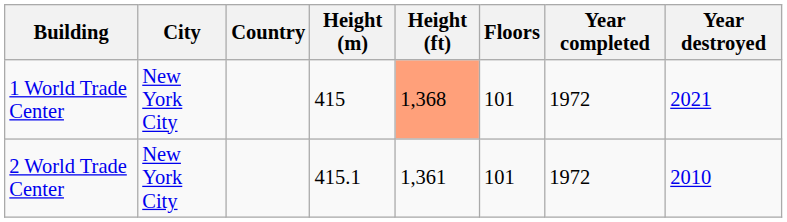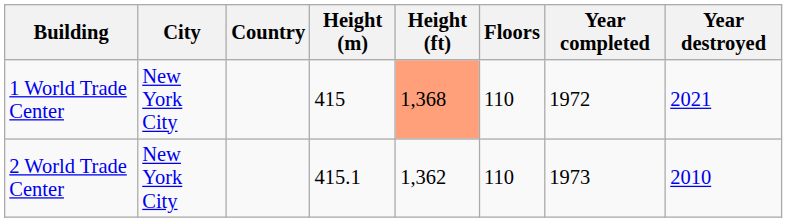(499, 99) 101 -> (499, 99) 110
(423, 177) 1,361 -> (423, 177) 1,362
(499, 177) 101 -> (499, 177) 110
(570, 177) 1972 -> (570, 177) 1973
